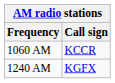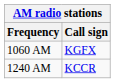(80, 50) KCCR -> (80, 50) KGFX
(80, 68) KGFX -> (80, 68) KCCR
